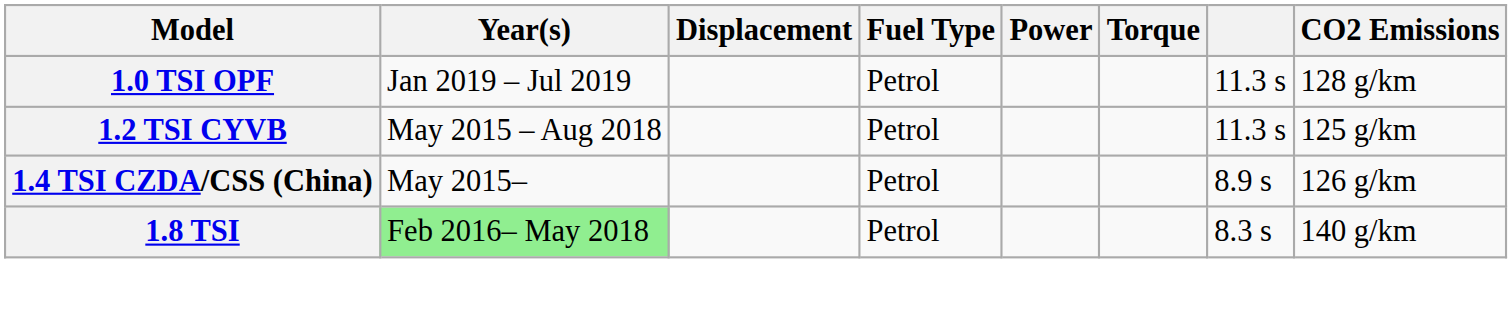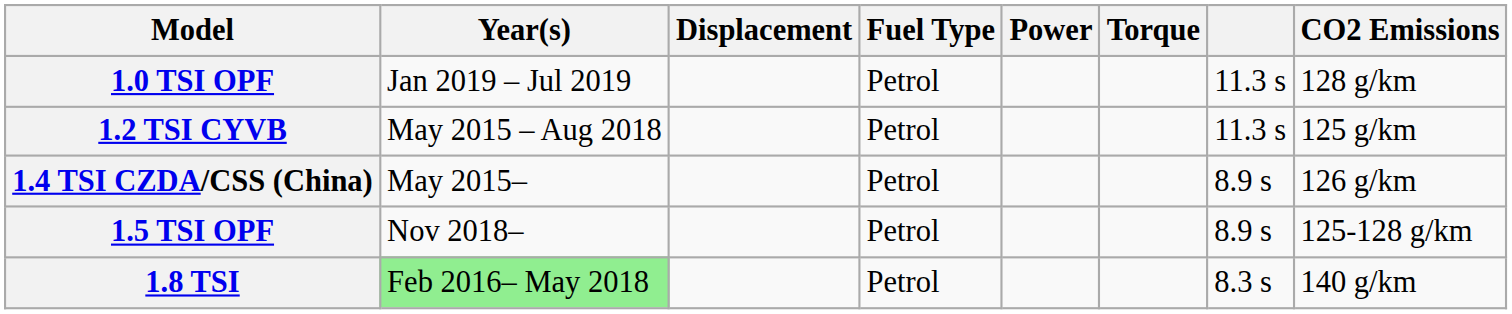+ row: (193, 231)
